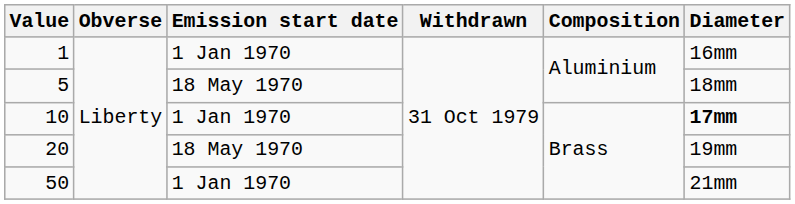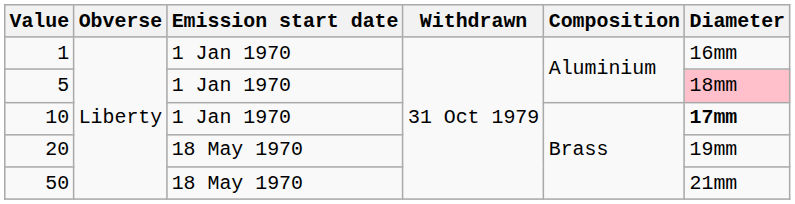(237, 86) 18 May 1970 -> (231, 86) 1 Jan 1970
(713, 86) no background -> (713, 86) pink background
(231, 183) 1 Jan 1970 -> (237, 183) 18 May 1970
